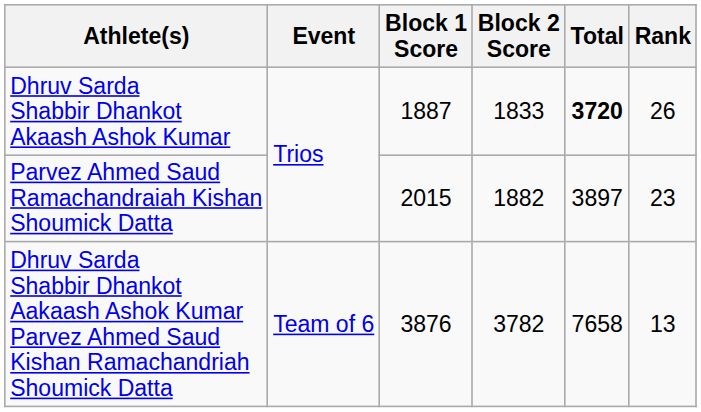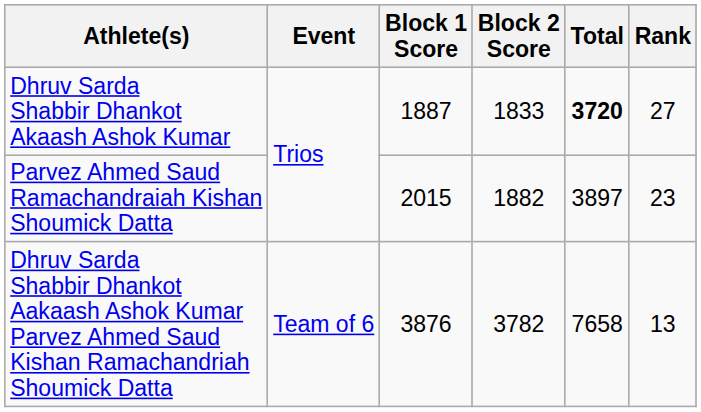(663, 111) 26 -> (663, 111) 27
